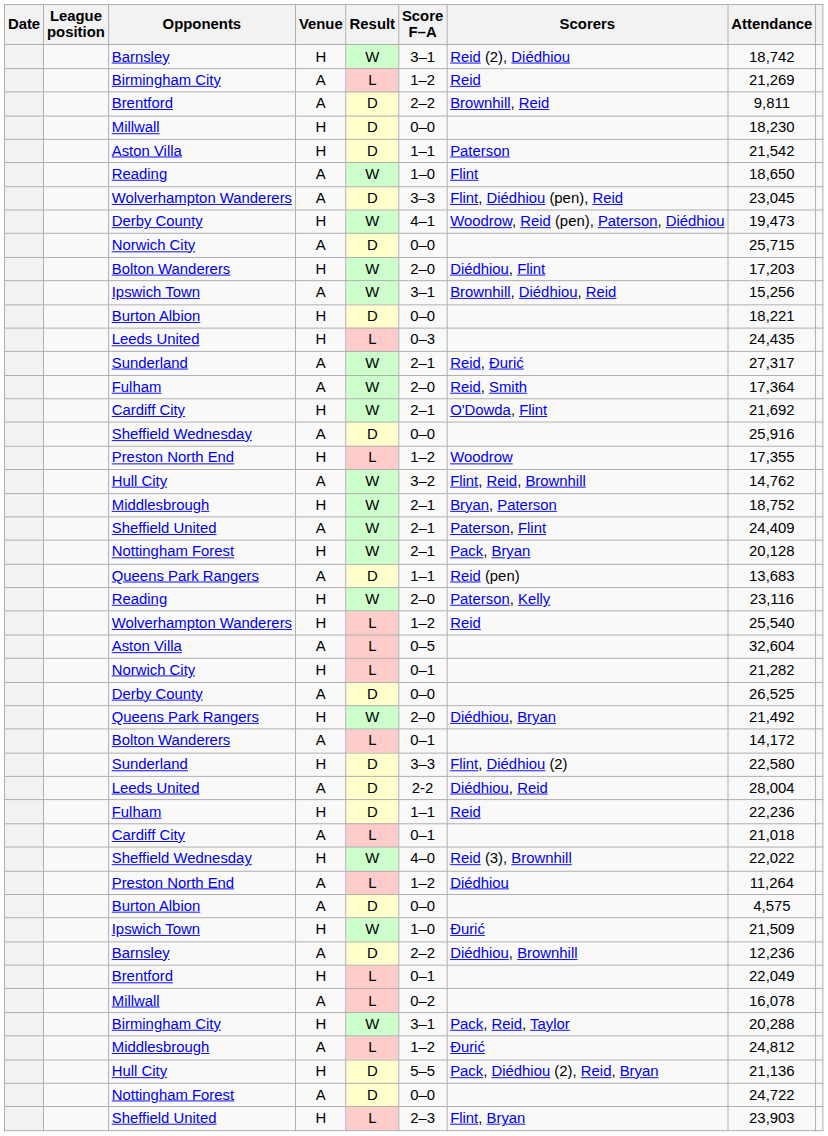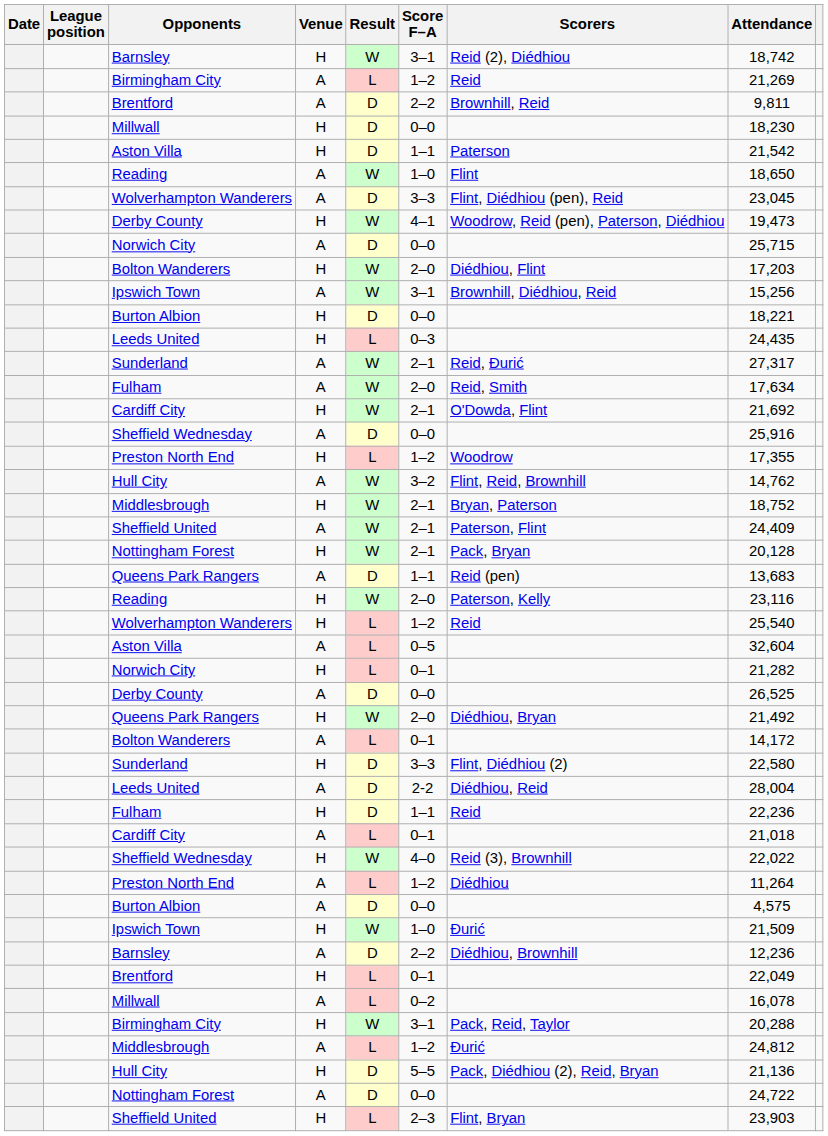(772, 387) 17,364 -> (772, 387) 17,634
